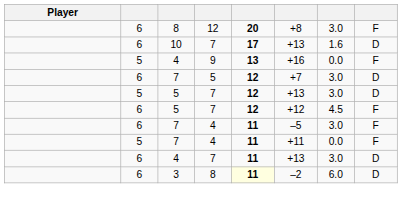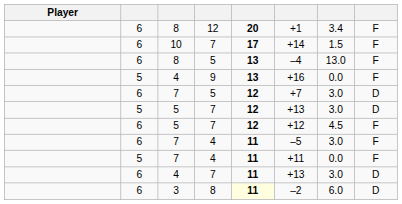(296, 28) +8 -> (296, 28) +1
(336, 28) 3.0 -> (336, 28) 3.4
(296, 45) +13 -> (296, 45) +14
(336, 45) 1.6 -> (336, 45) 1.5
(376, 45) D -> (376, 45) F
+ row: (176, 61)
